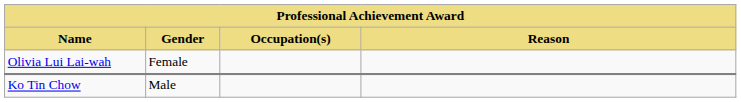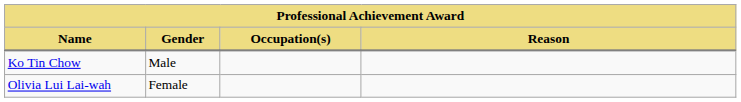rows swapped: (44, 85) <-> (59, 61)
